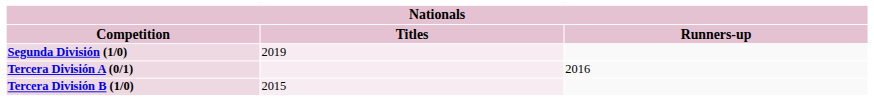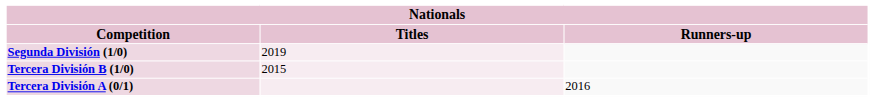rows swapped: (70, 69) <-> (71, 86)
